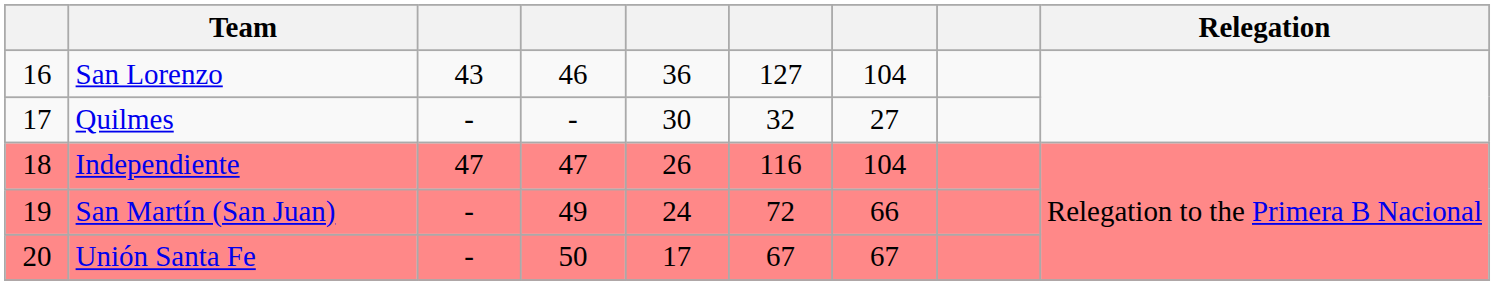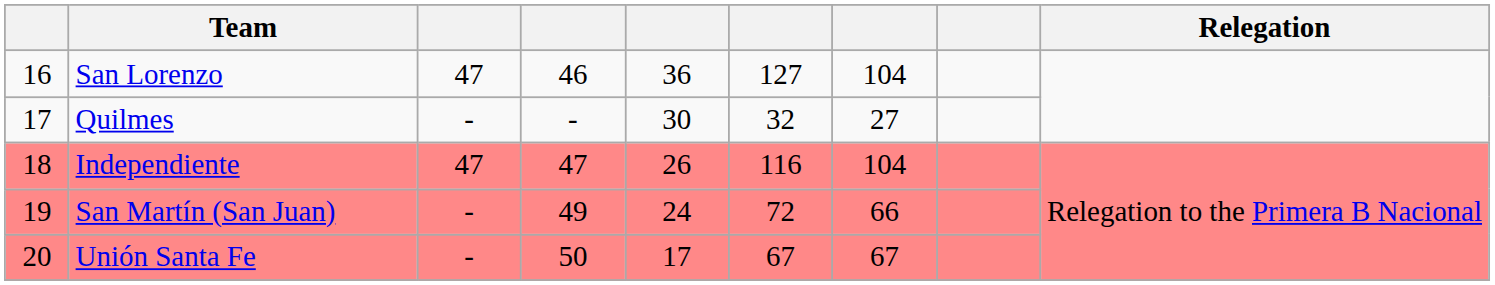(469, 73) 43 -> (469, 73) 47
